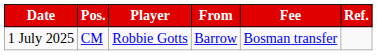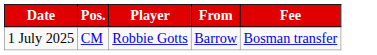- column: (356, 15)
